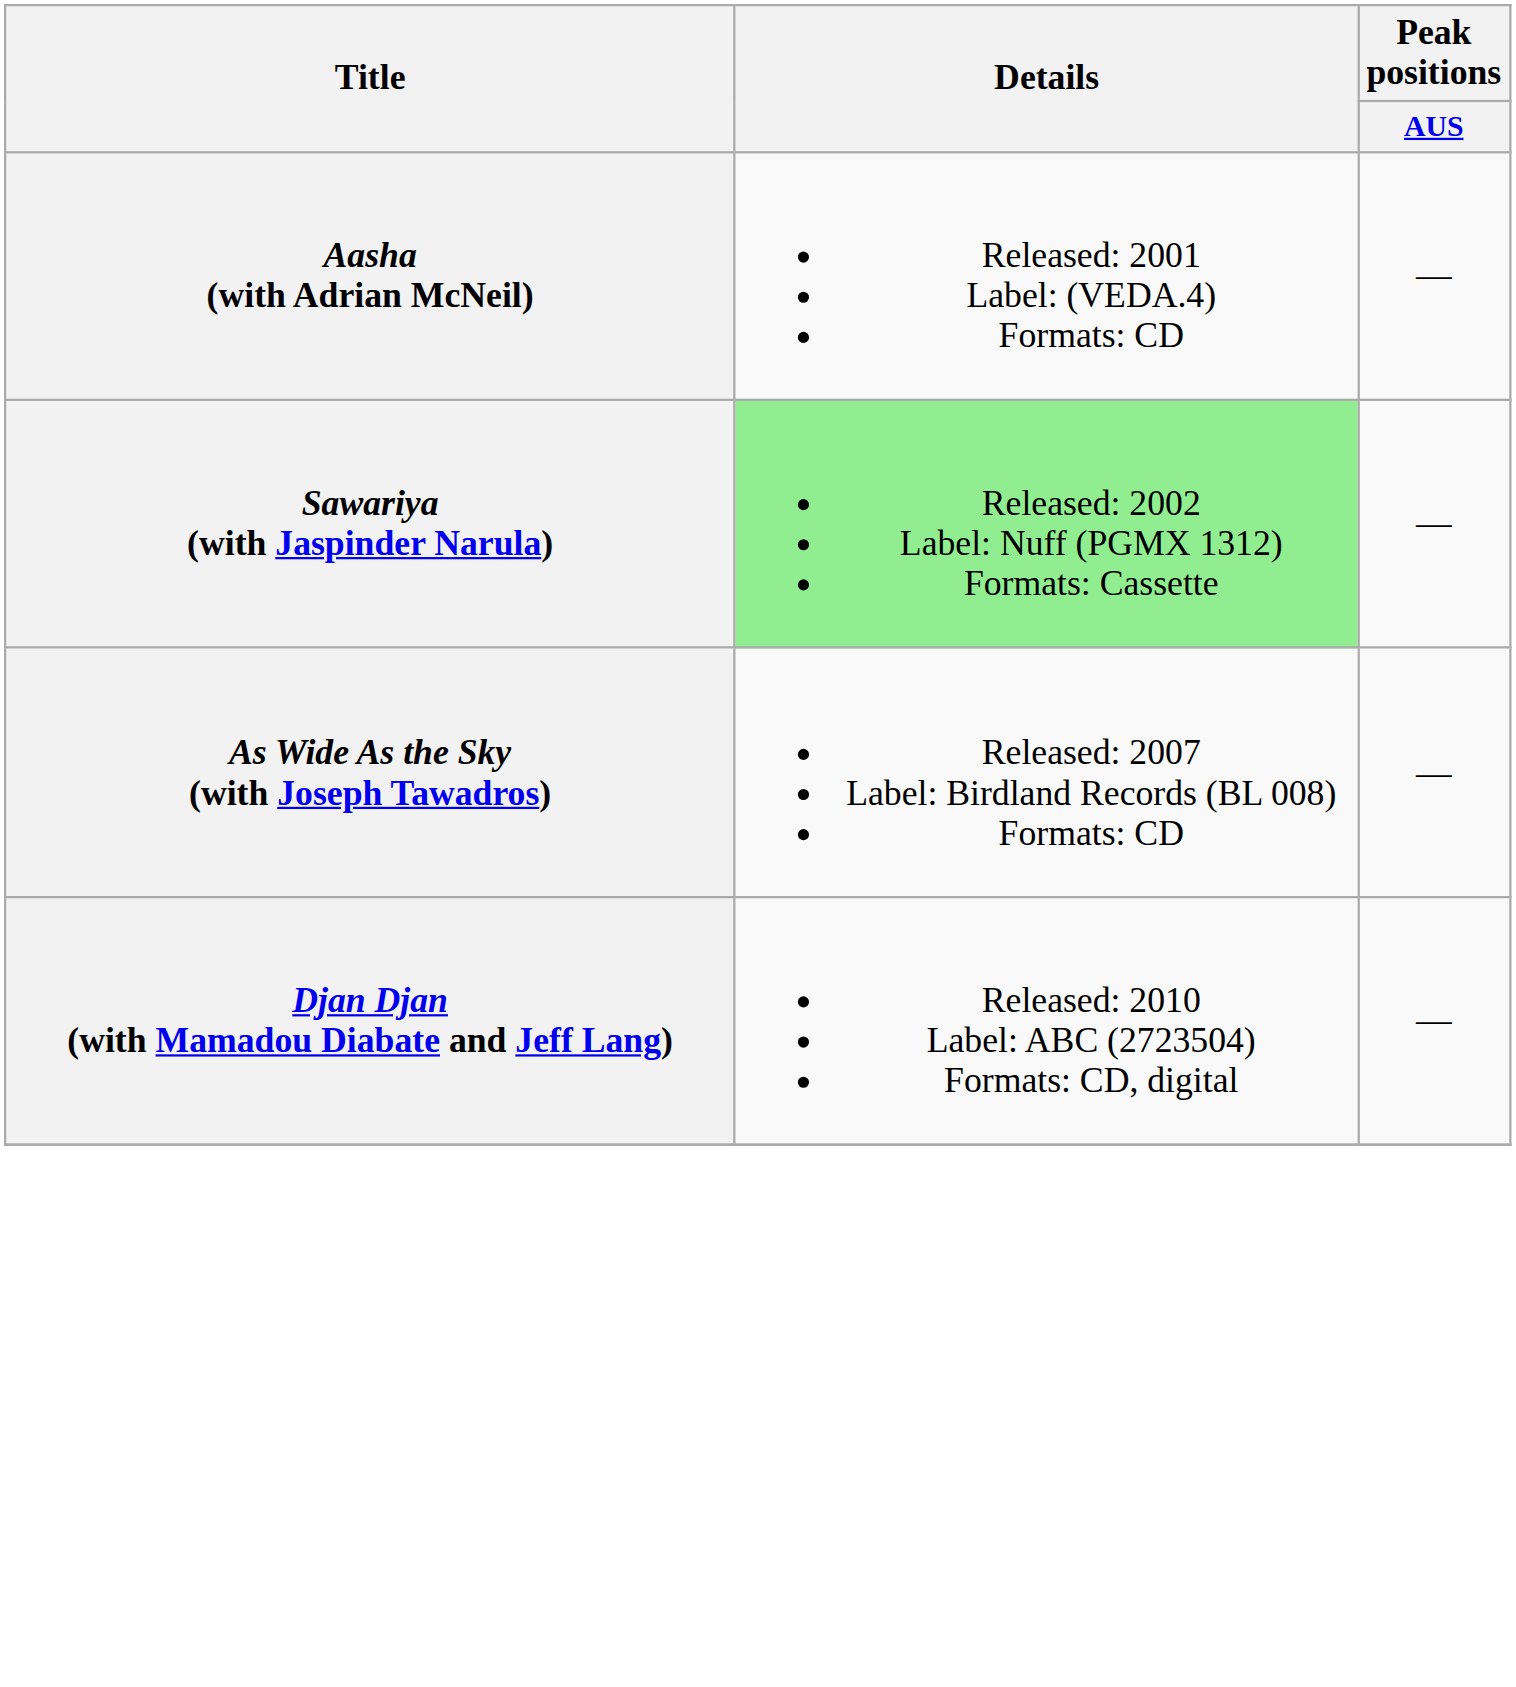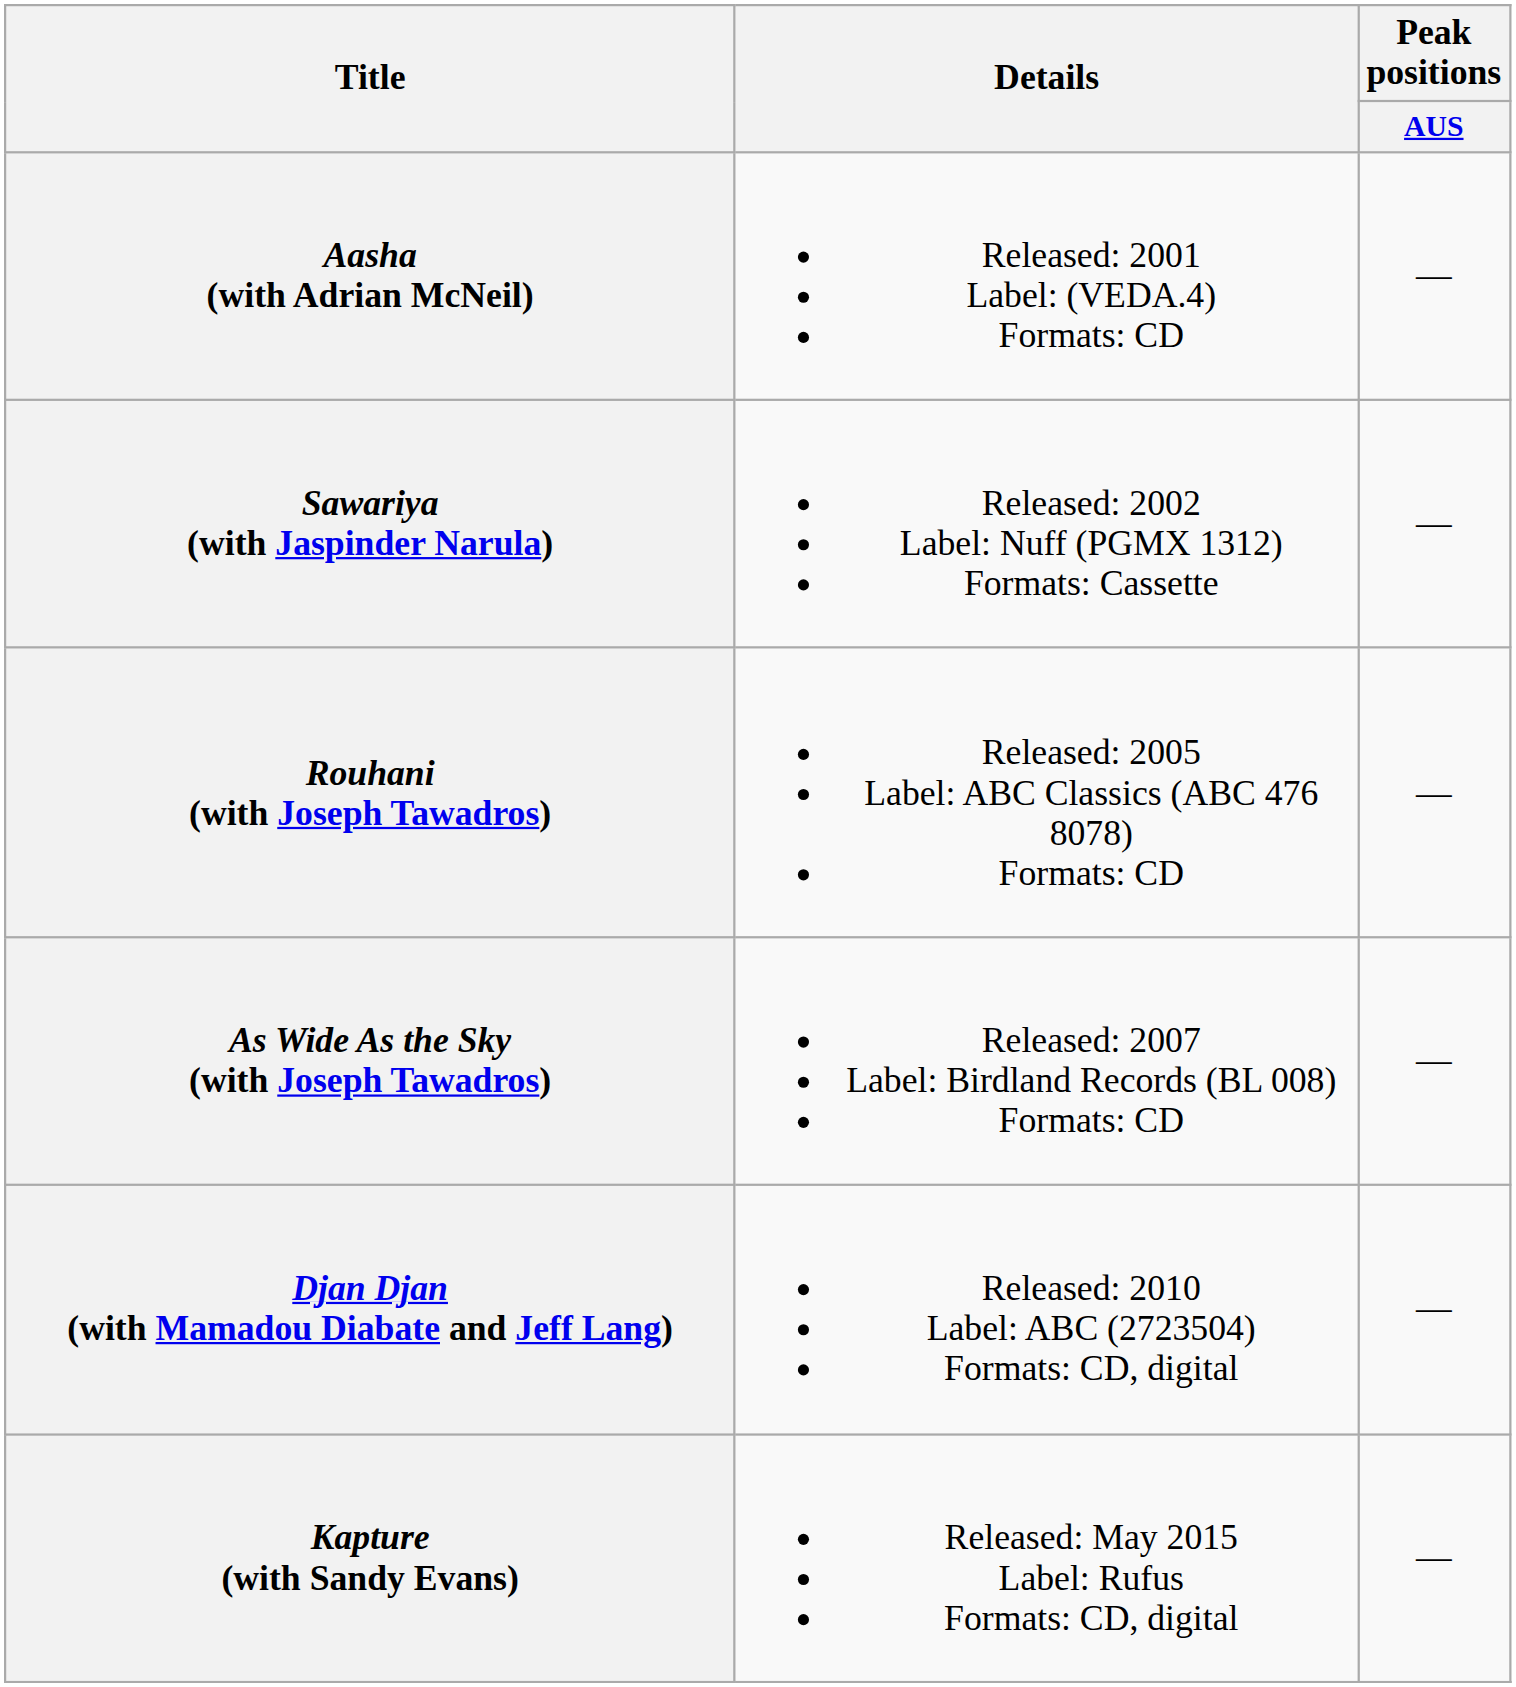(1047, 544) lightgreen background -> (1047, 544) no background
+ row: (370, 791)
+ row: (370, 1557)
